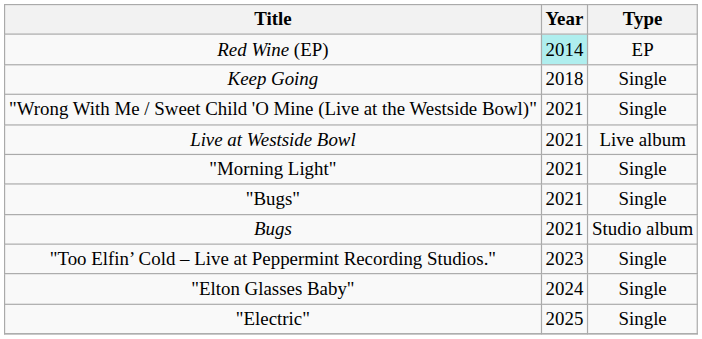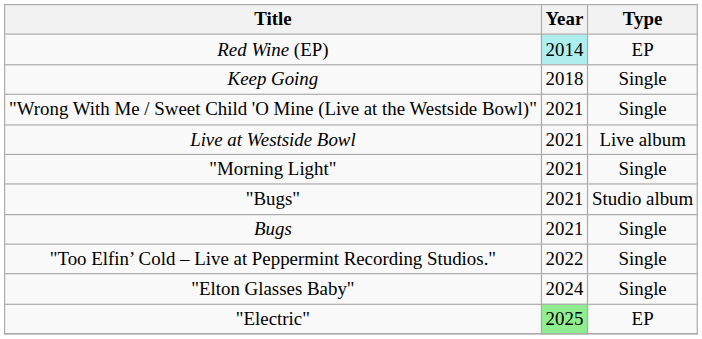(643, 199) Single -> (643, 199) Studio album
(643, 229) Studio album -> (643, 229) Single
(564, 259) 2023 -> (564, 259) 2022
(564, 318) no background -> (564, 318) lightgreen background
(643, 318) Single -> (643, 318) EP
